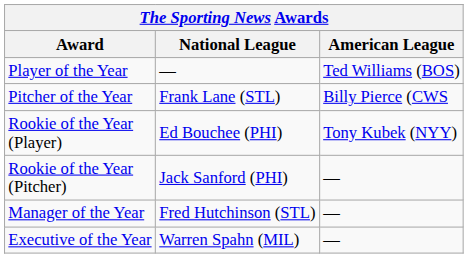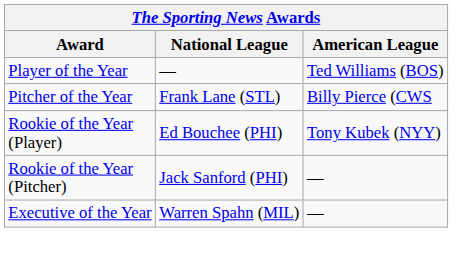- row: (76, 213)
